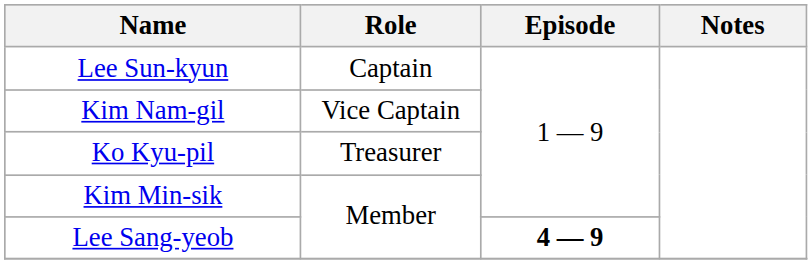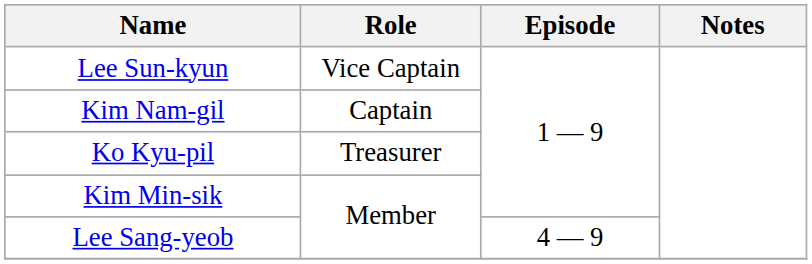(391, 68) Captain -> (391, 68) Vice Captain
(391, 110) Vice Captain -> (391, 110) Captain
(570, 237) bold -> (570, 237) normal
